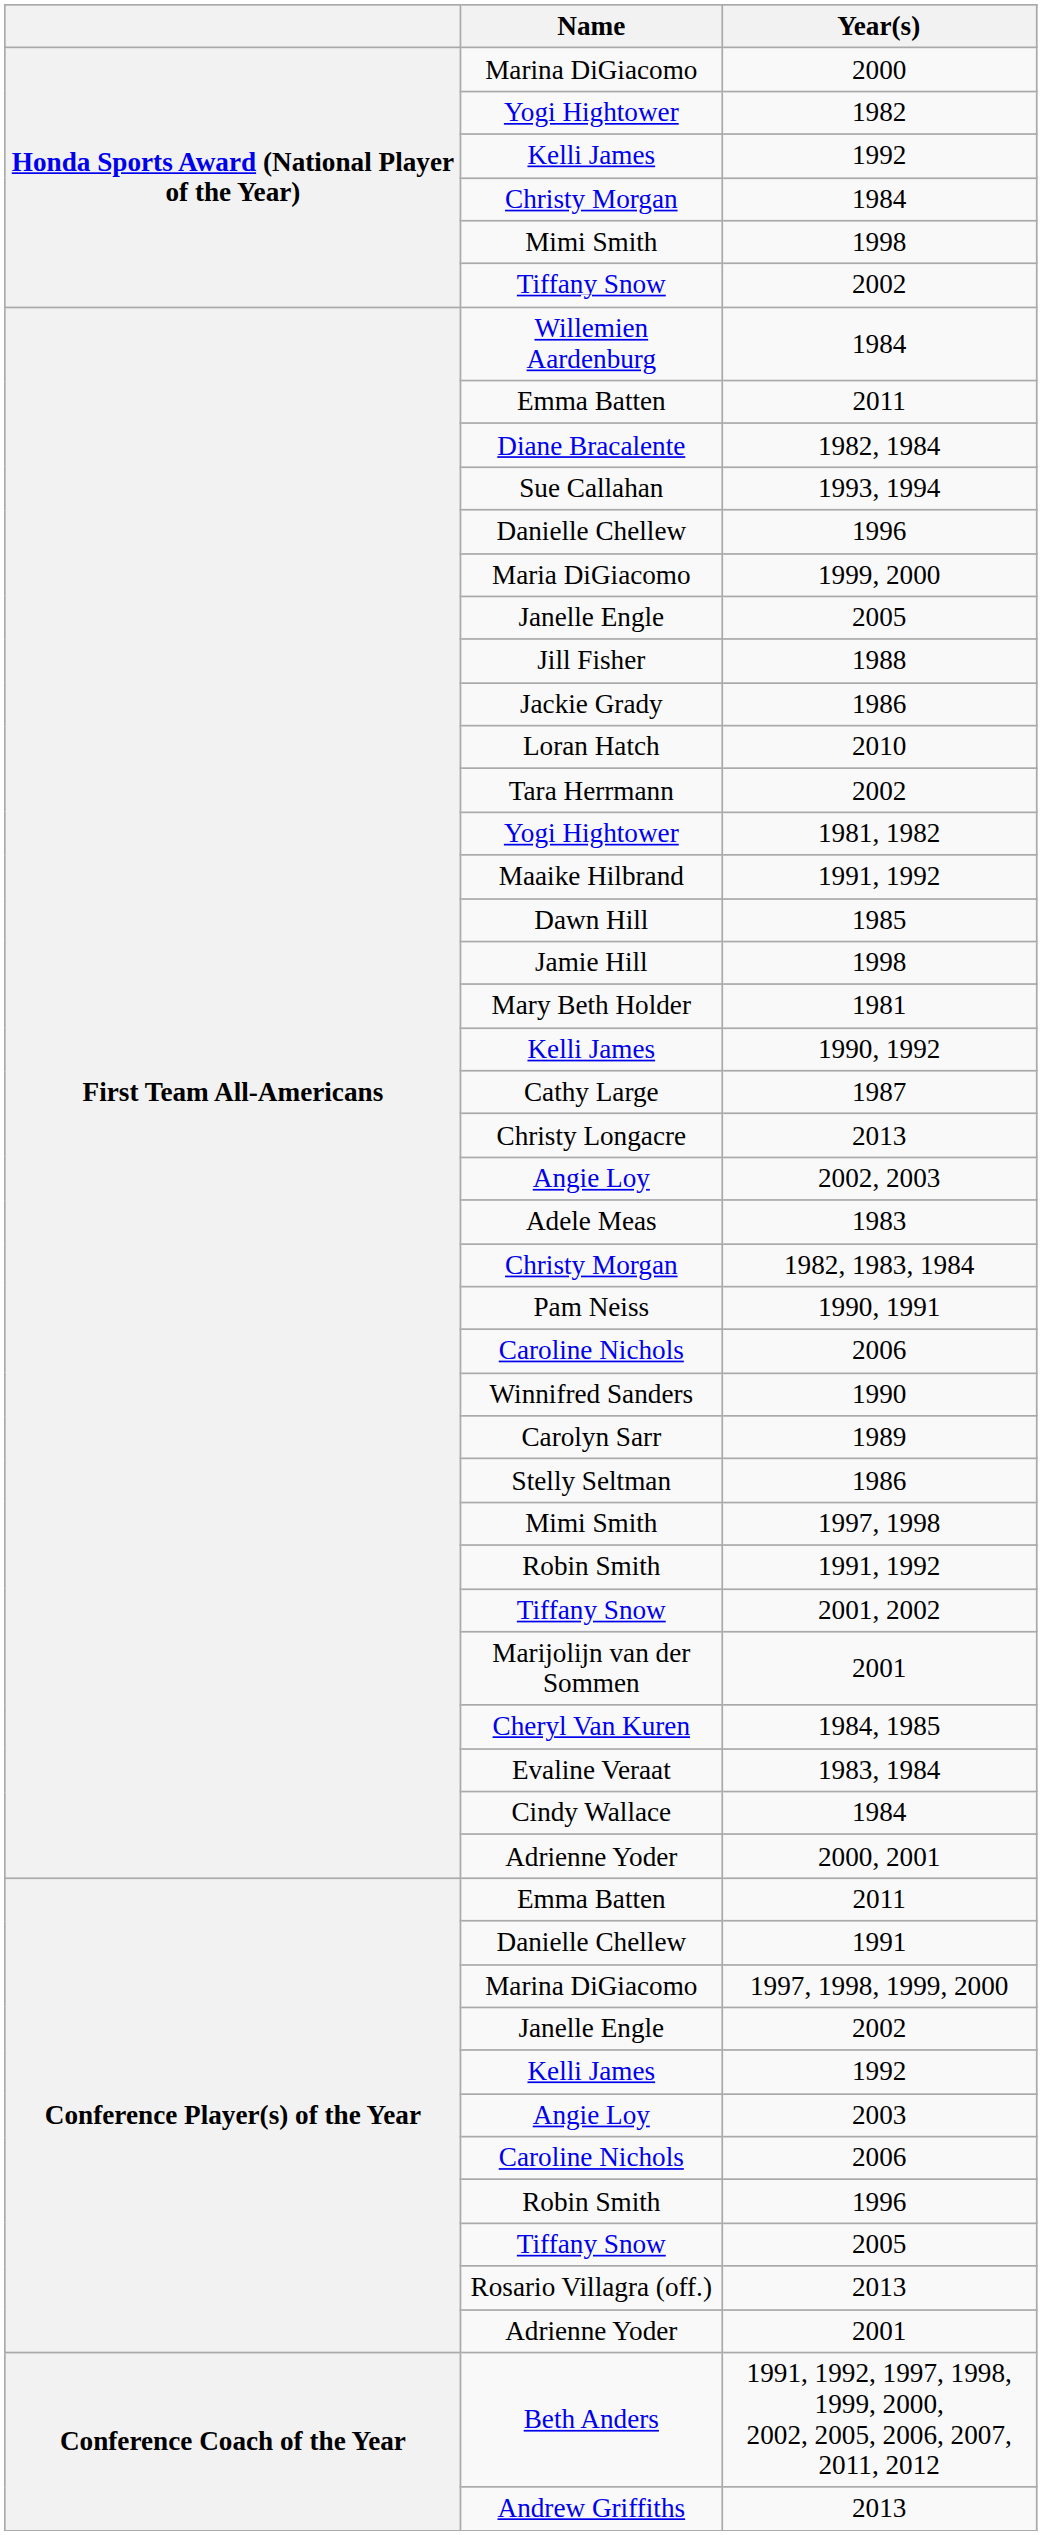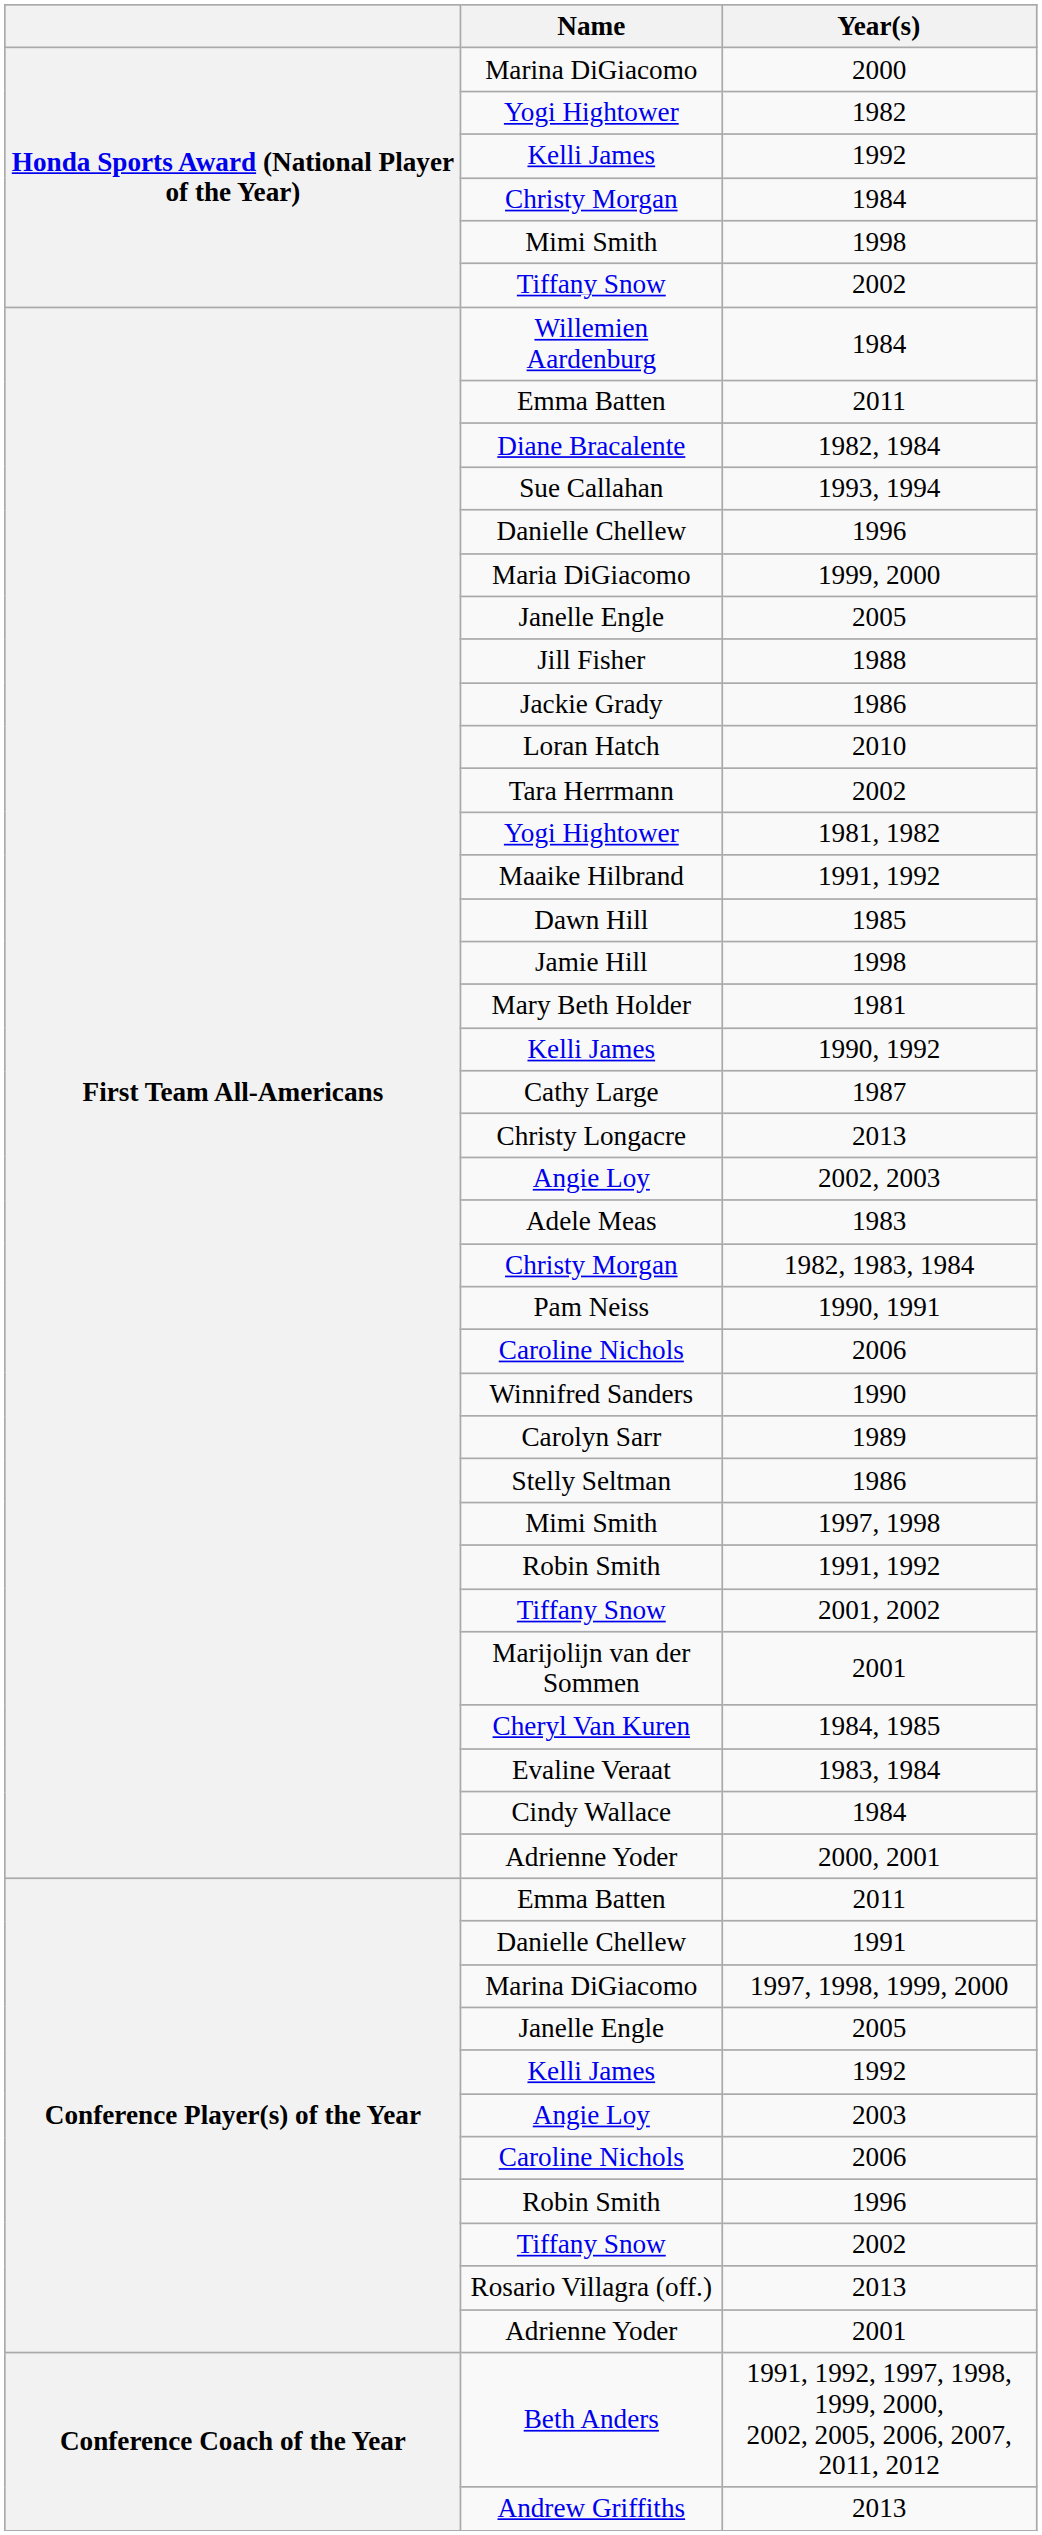(879, 2028) 2002 -> (879, 2028) 2005
(879, 2244) 2005 -> (879, 2244) 2002
